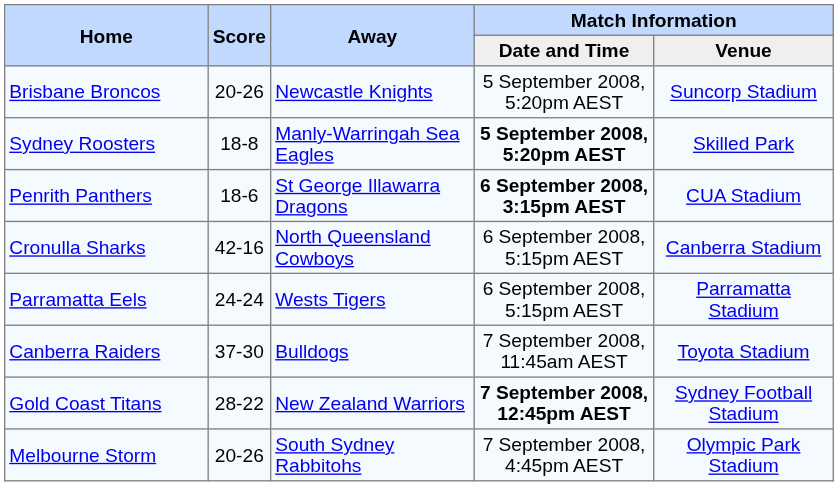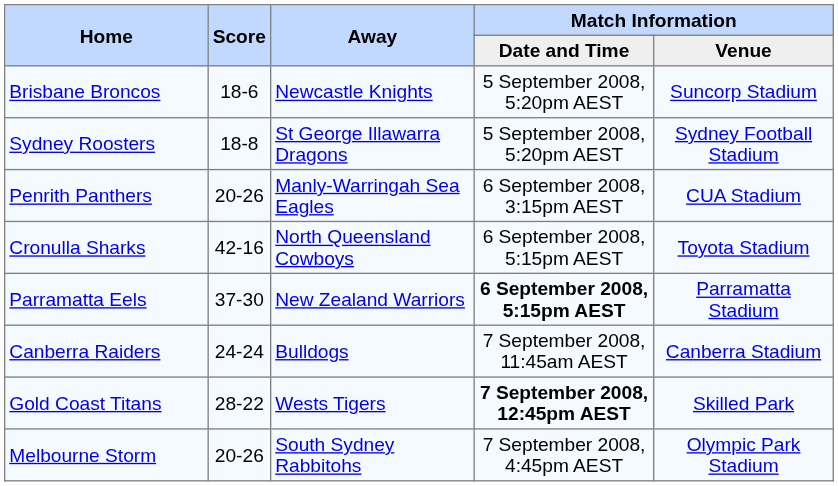(239, 92) 20-26 -> (239, 92) 18-6
(367, 144) Manly-Warringah Sea Eagles -> (358, 144) St George Illawarra Dragons
(564, 144) bold -> (564, 144) normal
(744, 144) Skilled Park -> (744, 144) Sydney Football Stadium
(239, 196) 18-6 -> (239, 196) 20-26
(358, 196) St George Illawarra Dragons -> (367, 196) Manly-Warringah Sea Eagles
(564, 196) bold -> (564, 196) normal
(744, 247) Canberra Stadium -> (744, 247) Toyota Stadium
(239, 299) 24-24 -> (239, 299) 37-30
(330, 299) Wests Tigers -> (370, 299) New Zealand Warriors
(564, 299) normal -> (564, 299) bold
(239, 351) 37-30 -> (239, 351) 24-24
(744, 351) Toyota Stadium -> (744, 351) Canberra Stadium
(370, 403) New Zealand Warriors -> (330, 403) Wests Tigers
(744, 403) Sydney Football Stadium -> (744, 403) Skilled Park
